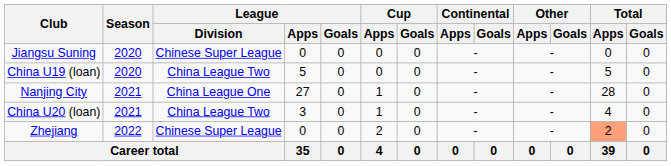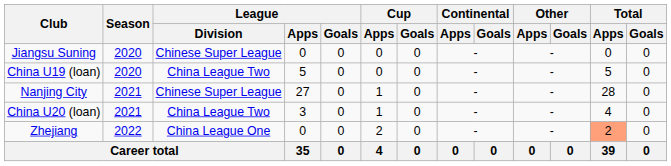(219, 92) China League One -> (219, 92) Chinese Super League
(219, 131) Chinese Super League -> (219, 131) China League One
